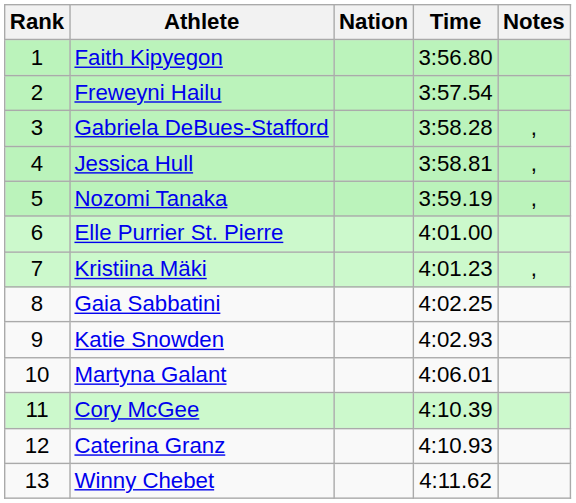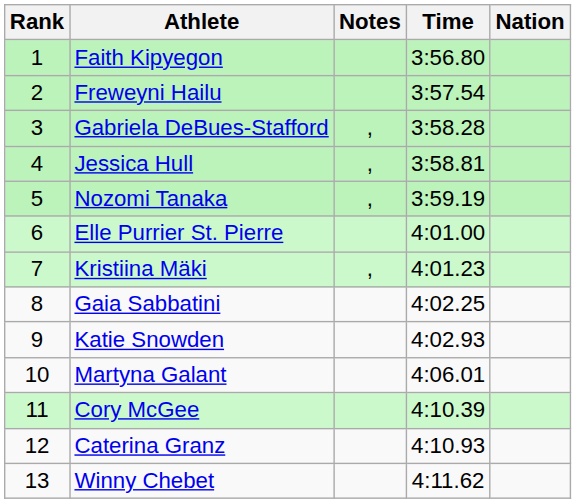columns swapped: (374, 22) <-> (534, 22)
